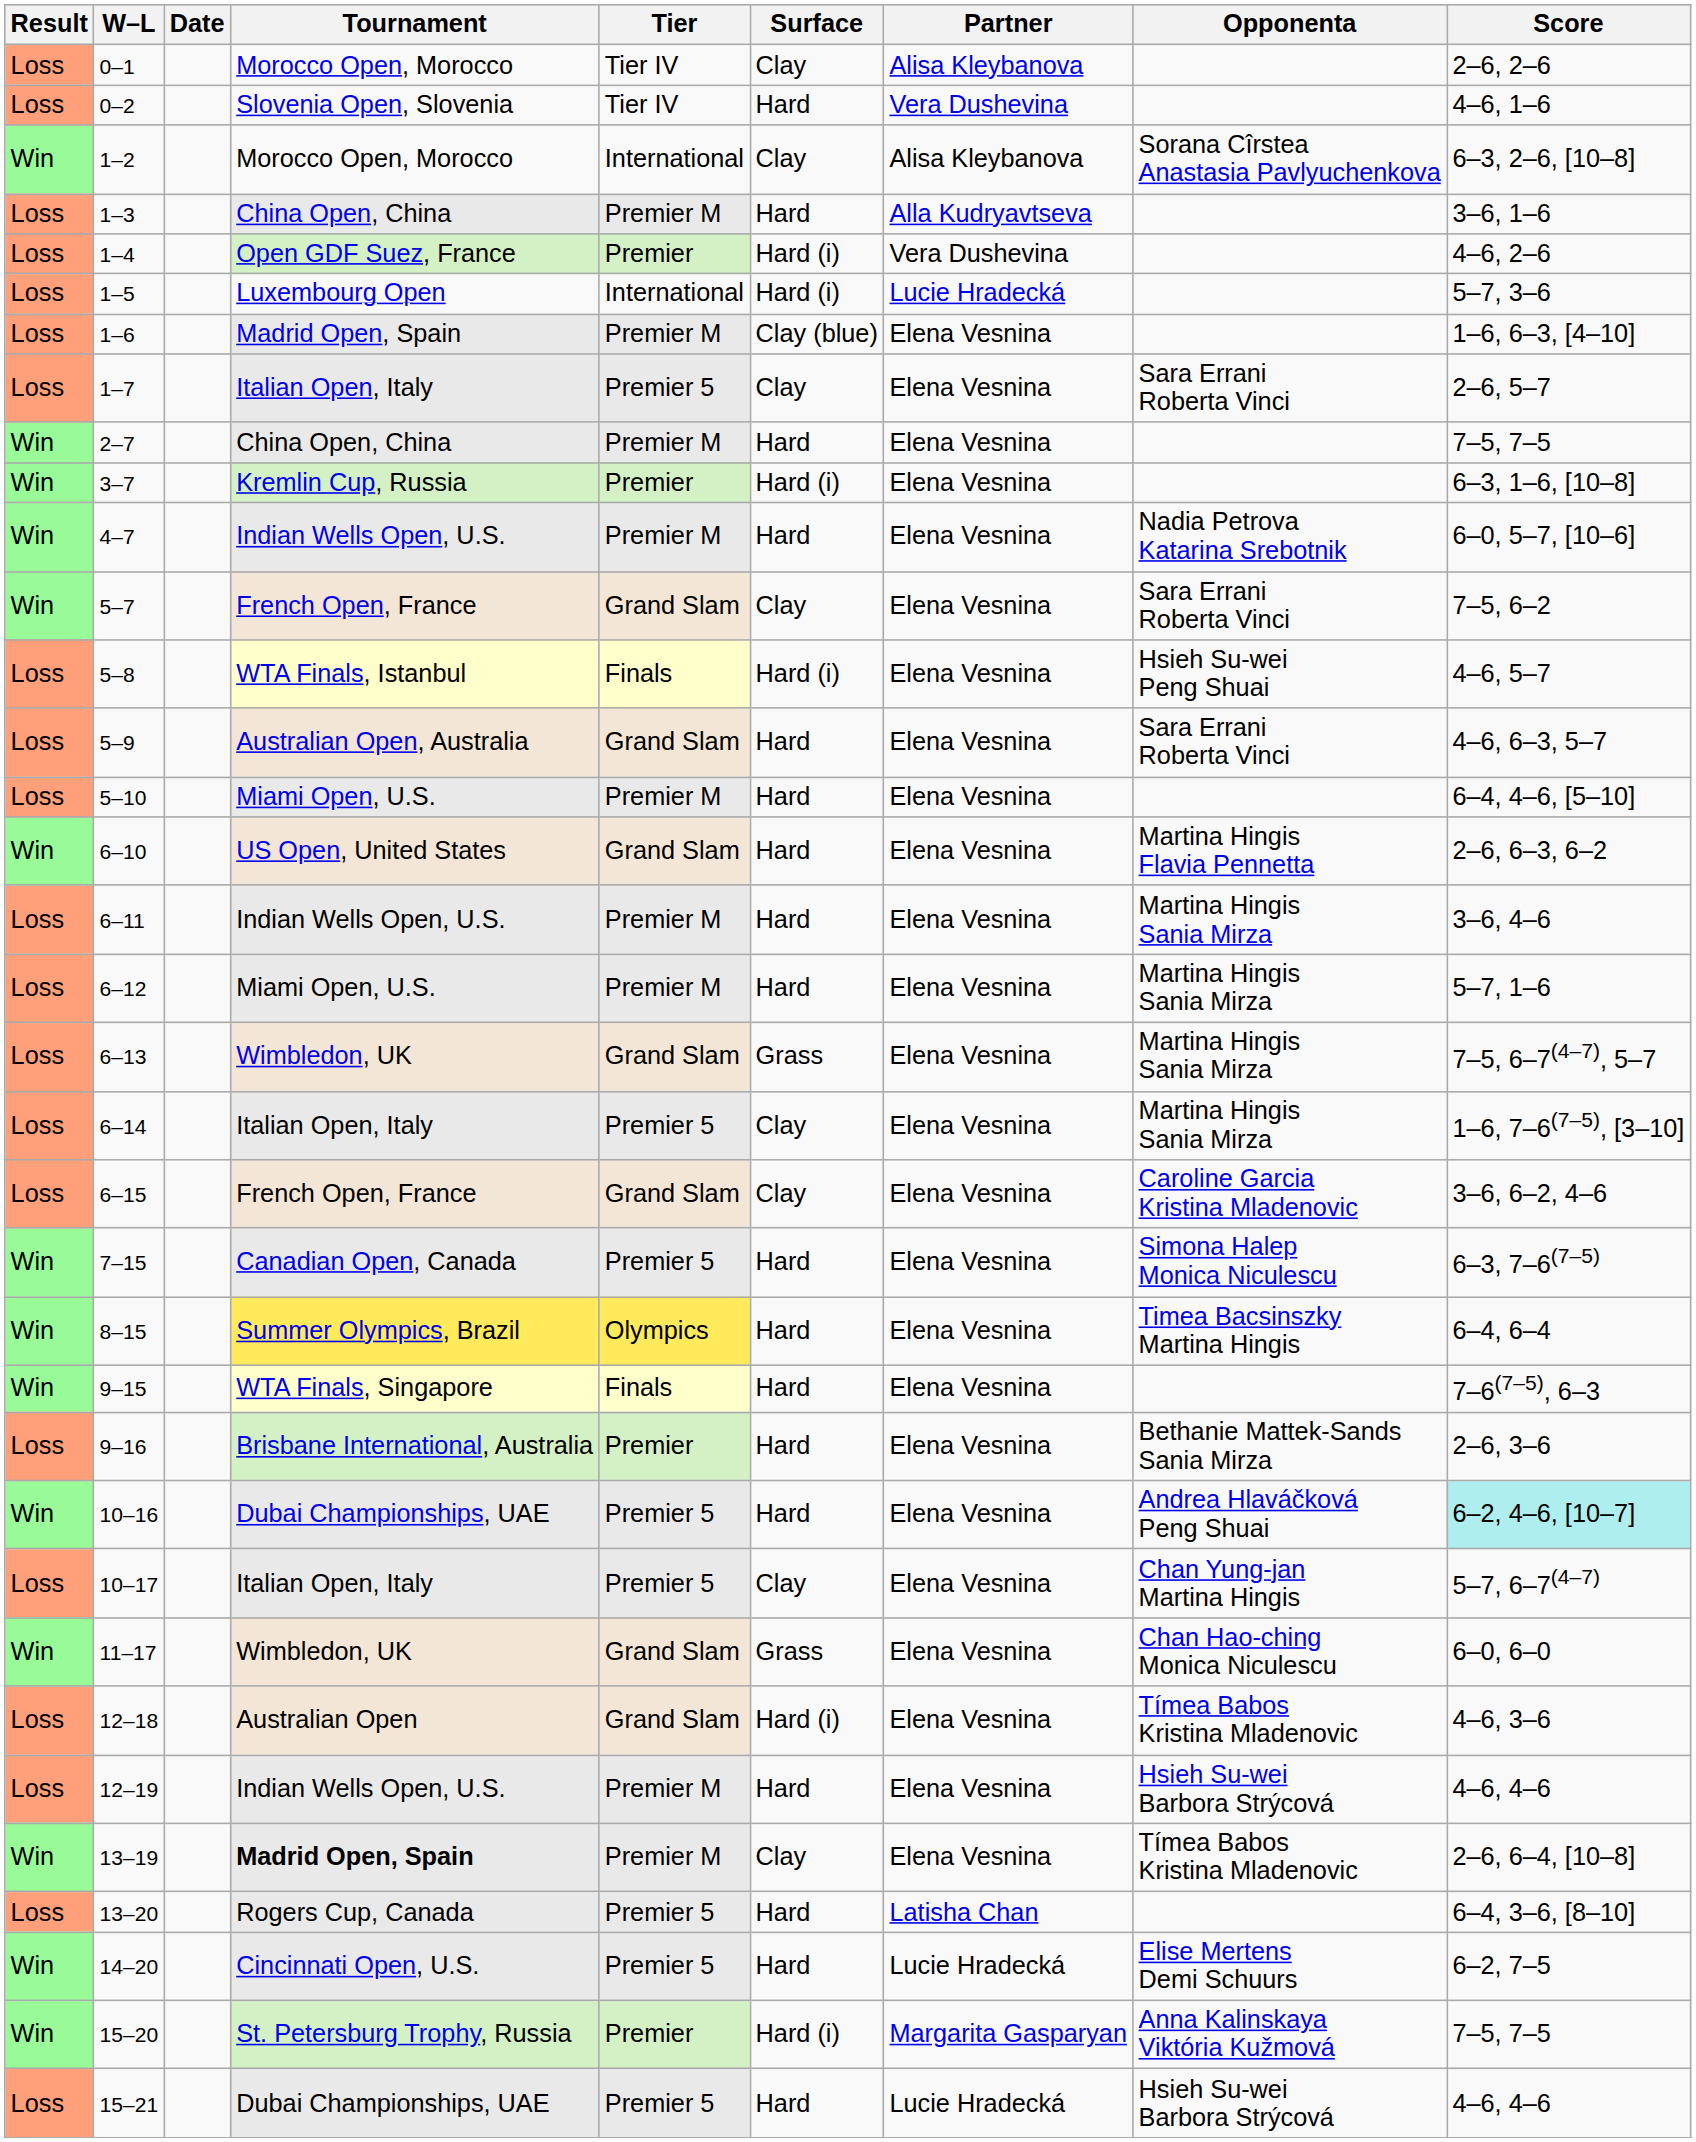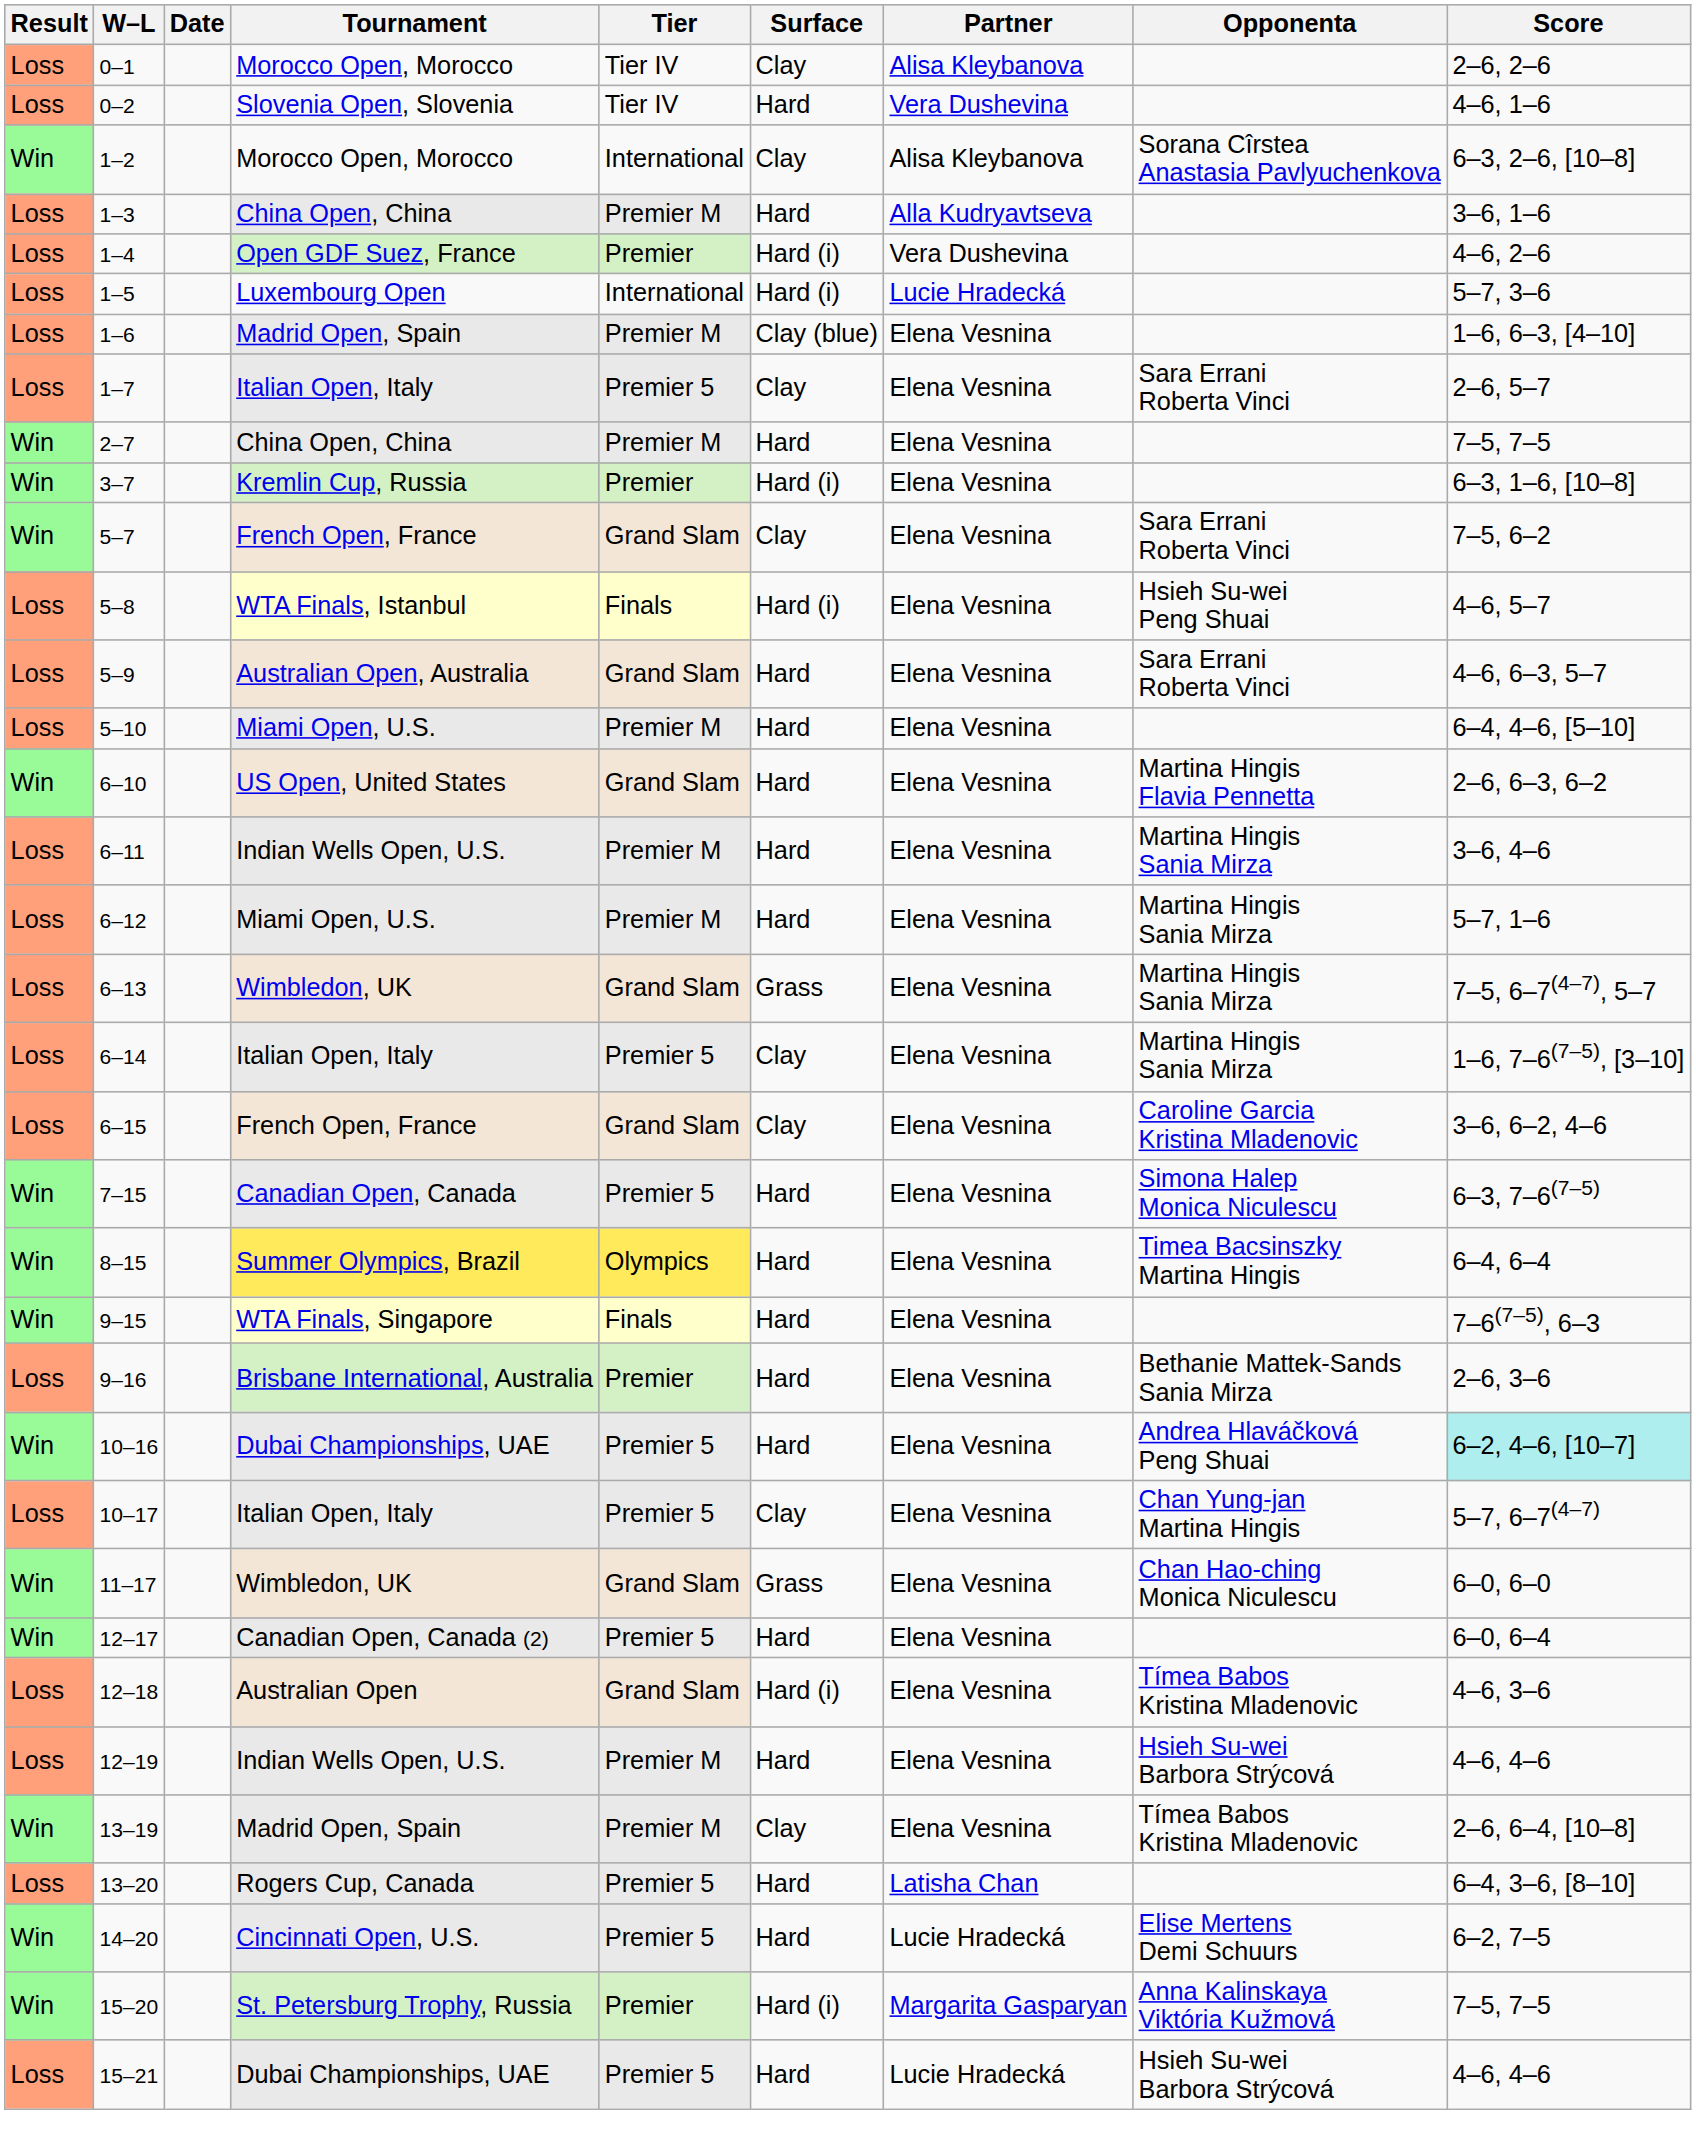- row: (117, 538)
+ row: (129, 1639)
(355, 1857) bold -> (349, 1828) normal
